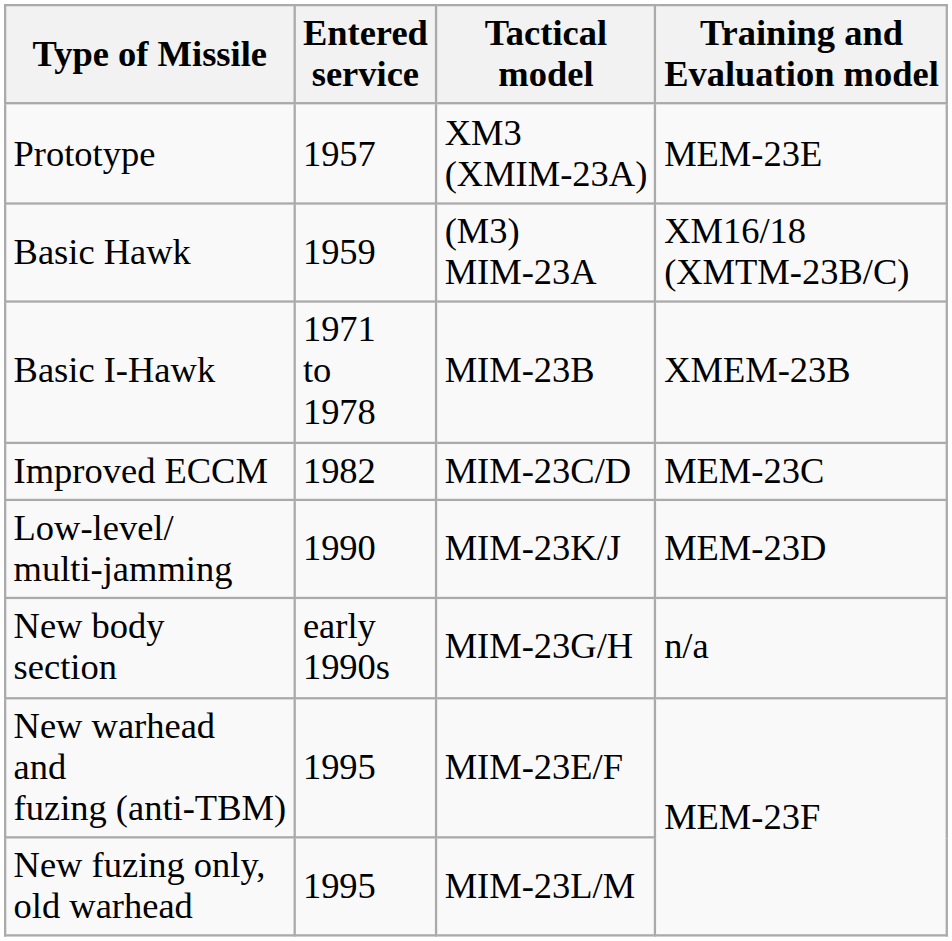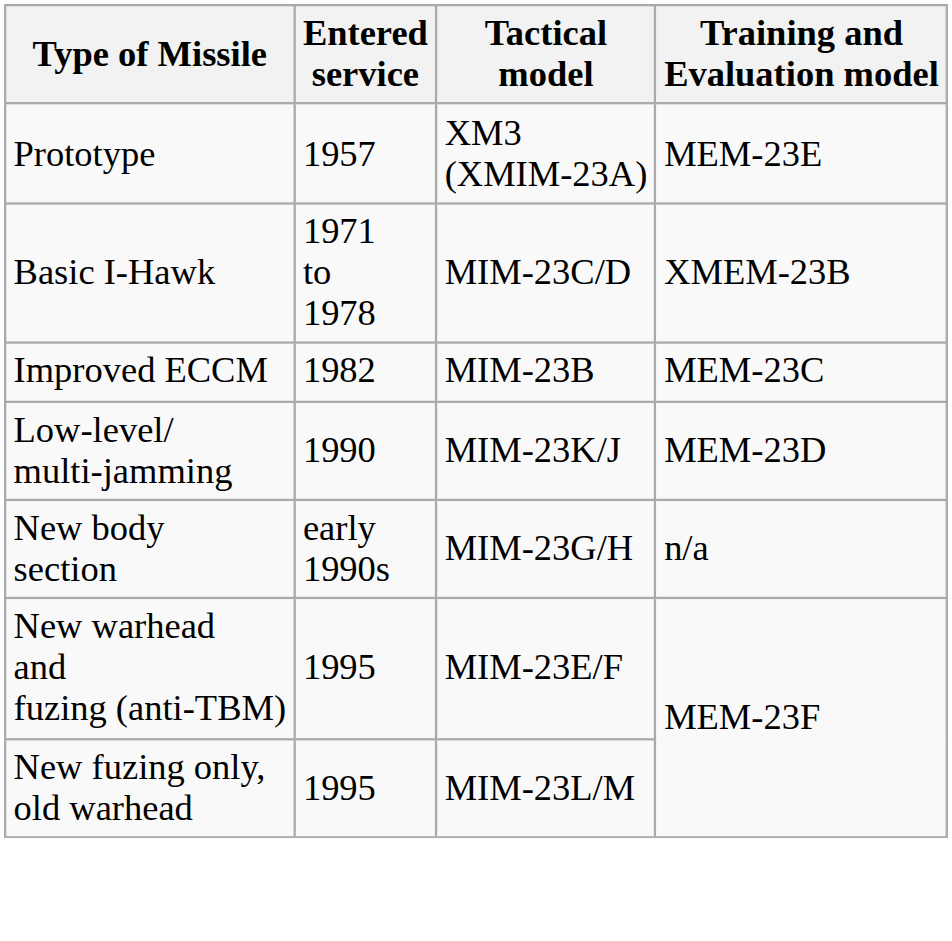- row: (102, 251)
(520, 371) MIM-23B -> (538, 272) MIM-23C/D
(538, 470) MIM-23C/D -> (520, 371) MIM-23B
